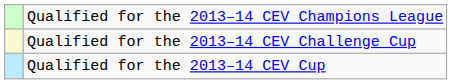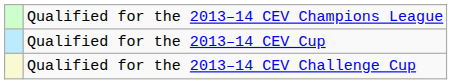rows swapped: (176, 66) <-> (222, 41)
